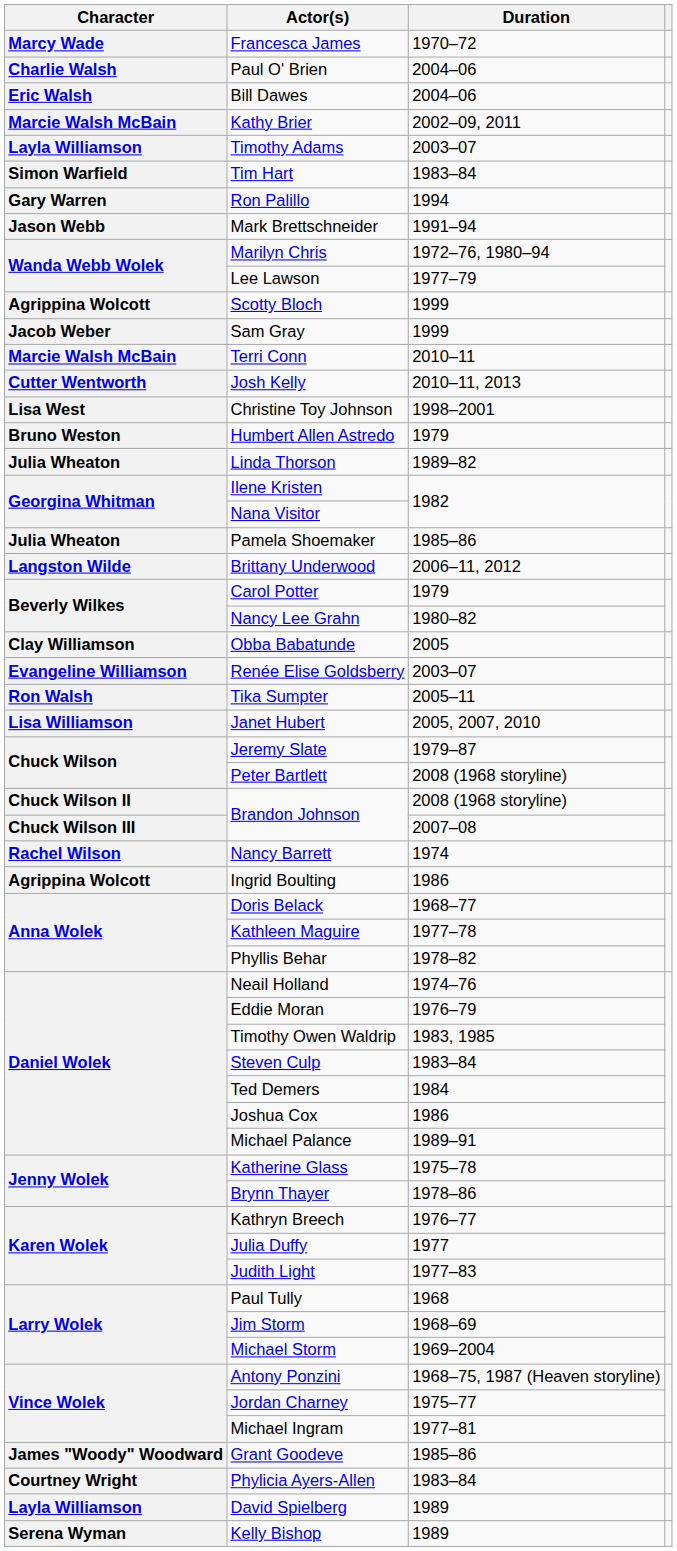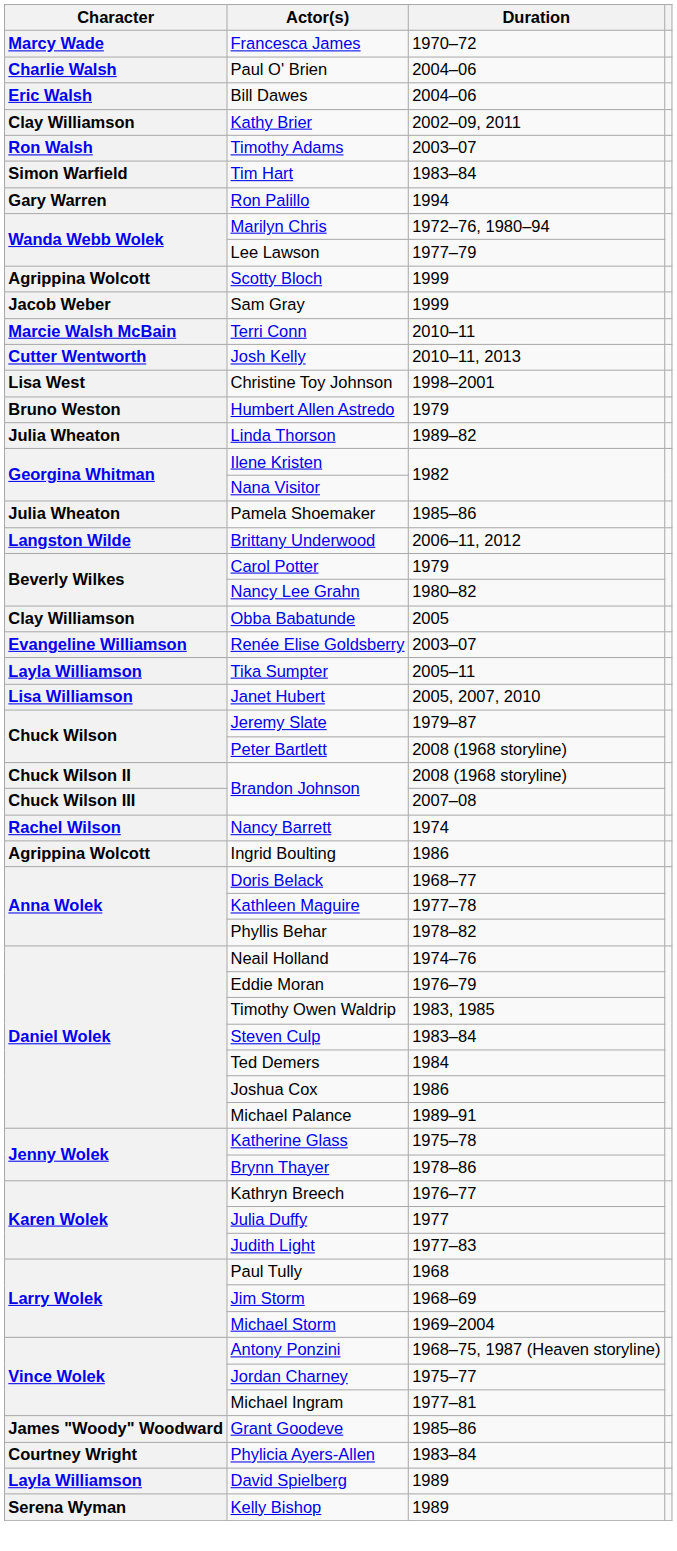(92, 122) Marcie Walsh McBain -> (71, 122) Clay Williamson
(75, 148) Layla Williamson -> (51, 148) Ron Walsh
- row: (304, 226)
(51, 697) Ron Walsh -> (75, 670) Layla Williamson
